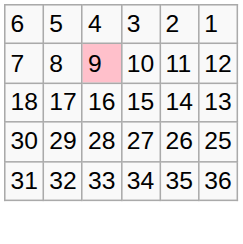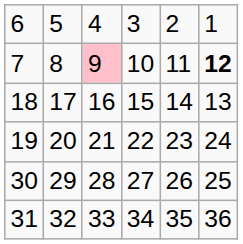(218, 63) normal -> (218, 63) bold
+ row: (24, 141)
